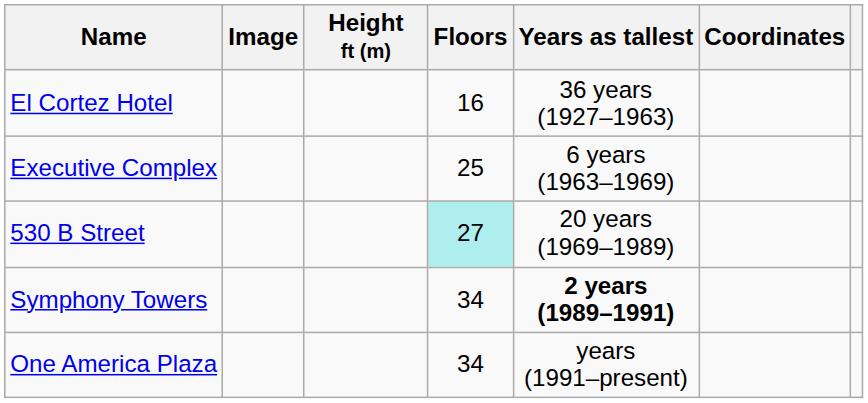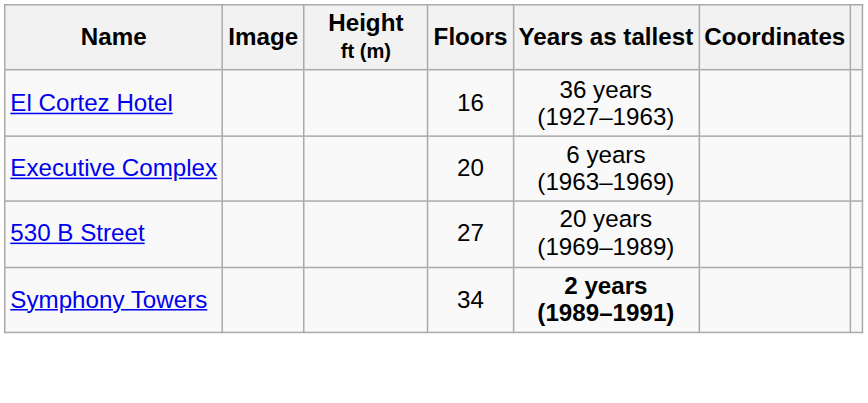(471, 168) 25 -> (471, 168) 20
(471, 233) paleturquoise background -> (471, 233) no background
- row: (114, 364)
